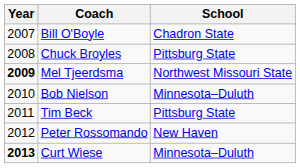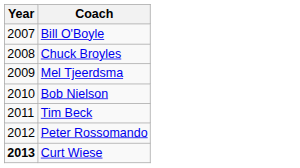- column: (223, 14)
(21, 73) bold -> (21, 73) normal
